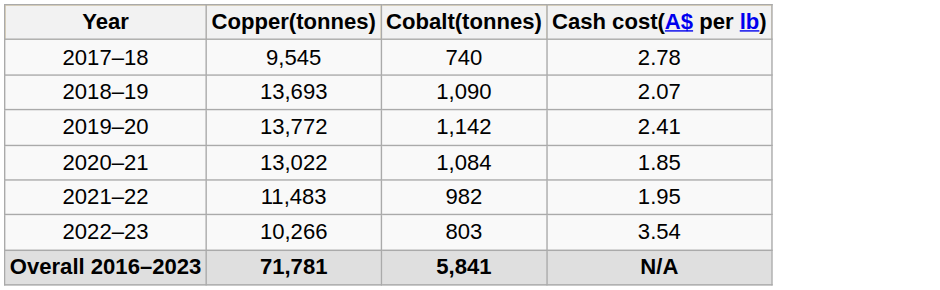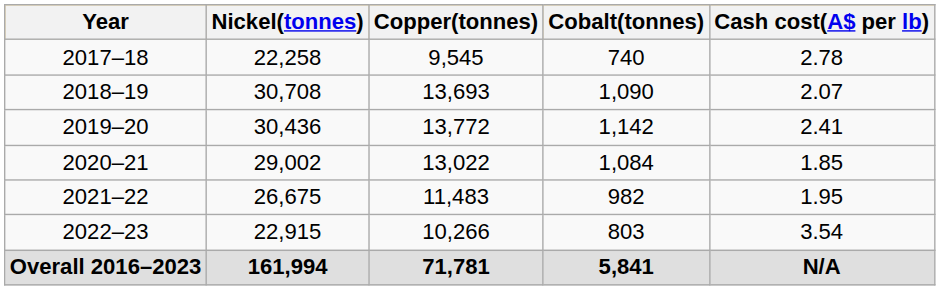+ column: (288, 22)
